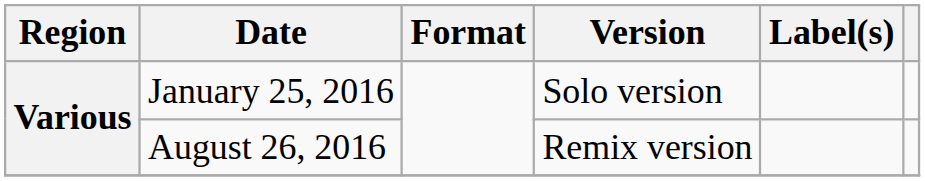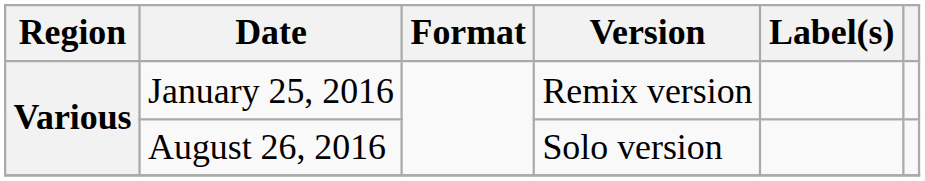(633, 89) Solo version -> (647, 89) Remix version
(647, 146) Remix version -> (633, 146) Solo version
